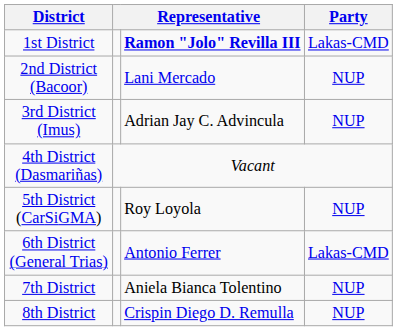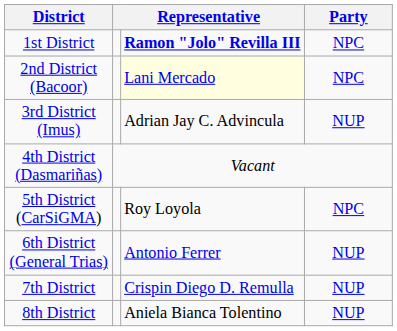(348, 42) Lakas-CMD -> (348, 42) NPC
(170, 77) no background -> (170, 77) lightyellow background
(348, 77) NUP -> (348, 77) NPC
(348, 209) NUP -> (348, 209) NPC
(348, 252) Lakas-CMD -> (348, 252) NUP
(203, 287) Aniela Bianca Tolentino -> (209, 287) Crispin Diego D. Remulla
(209, 313) Crispin Diego D. Remulla -> (203, 313) Aniela Bianca Tolentino
